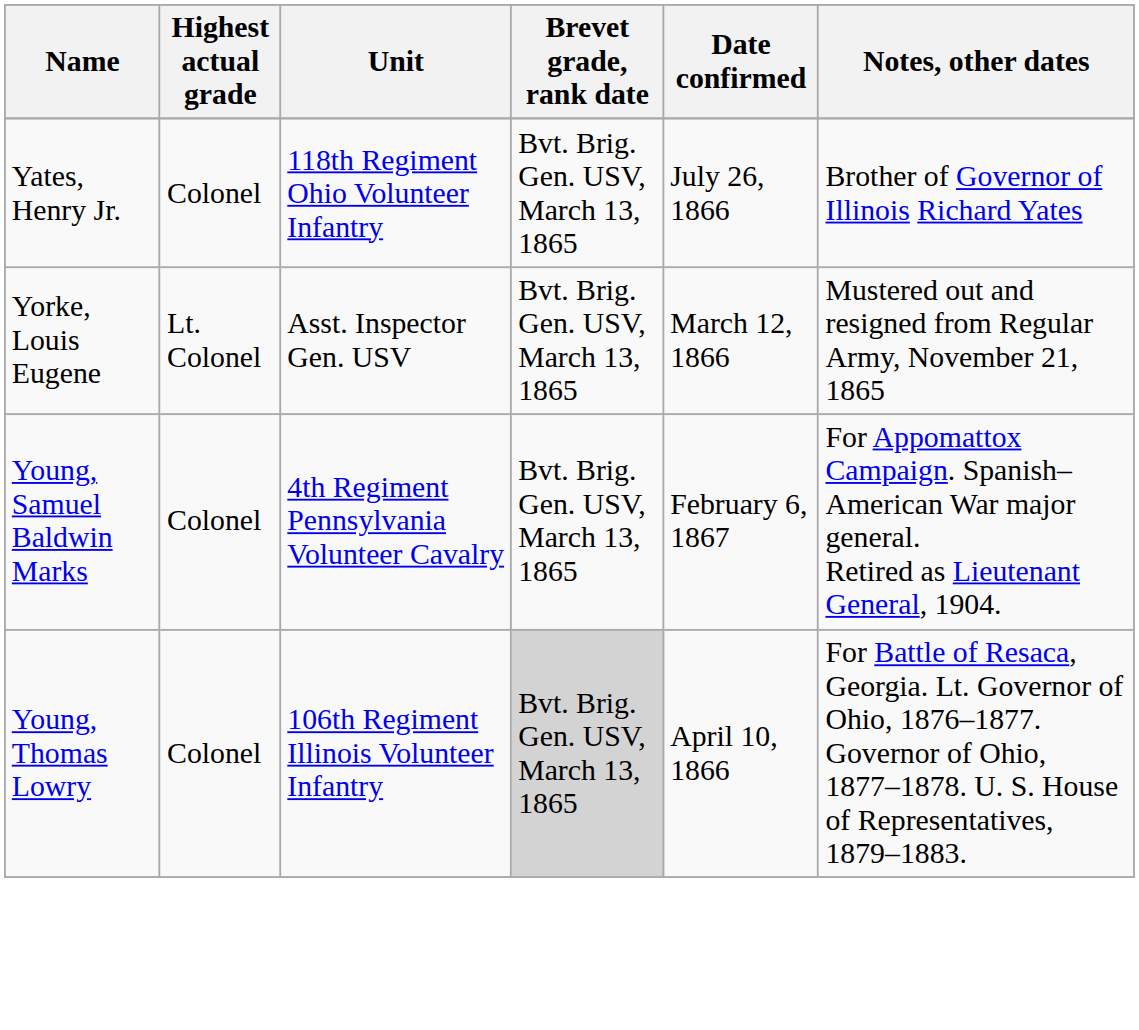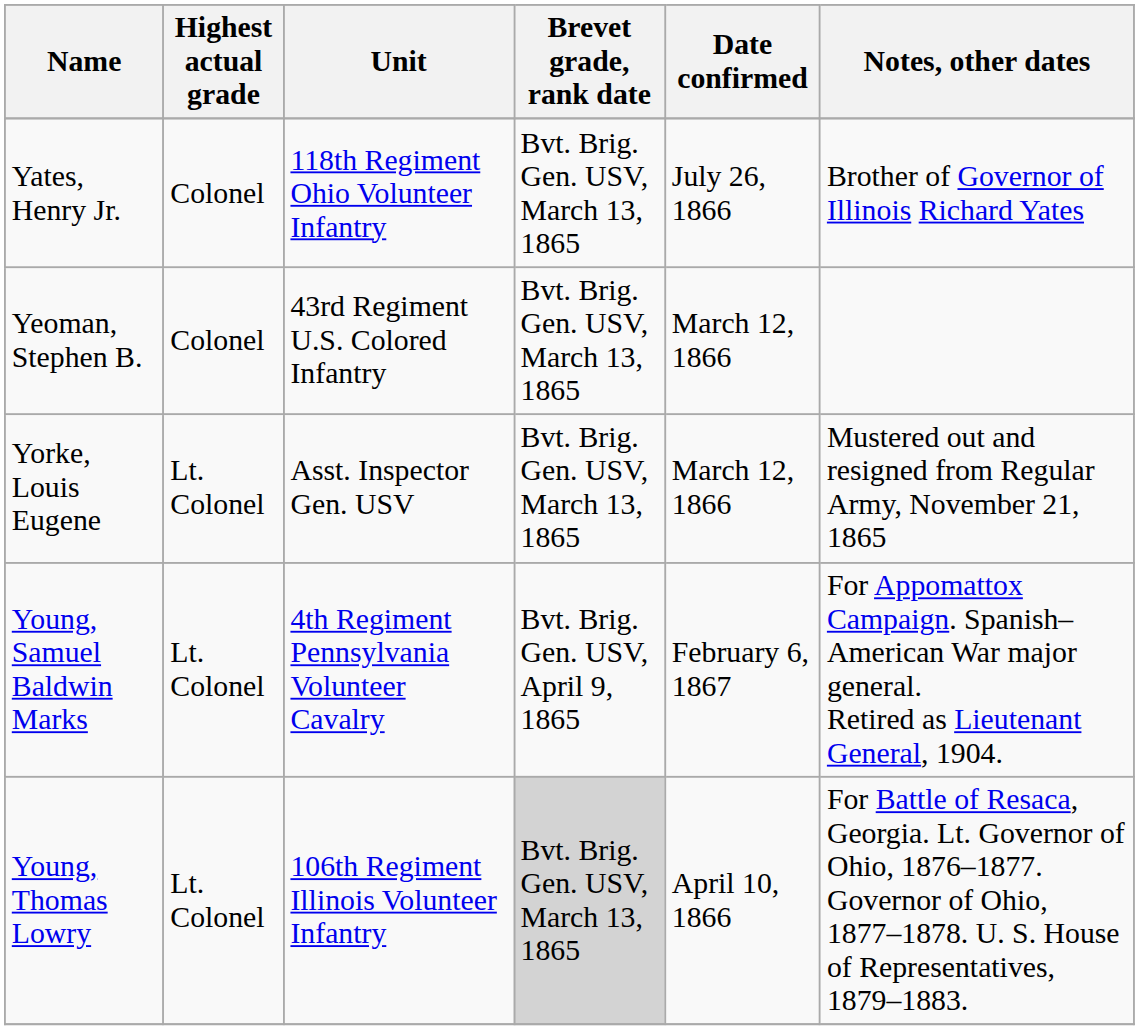+ row: (77, 340)
(214, 521) Colonel -> (217, 668) Lt. Colonel
(582, 521) Bvt. Brig. Gen. USV, March 13, 1865 -> (584, 668) Bvt. Brig. Gen. USV, April 9, 1865
(214, 752) Colonel -> (217, 900) Lt. Colonel
